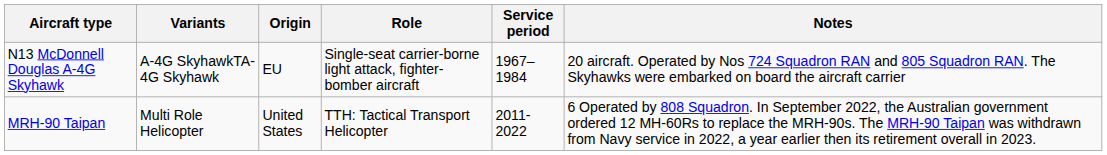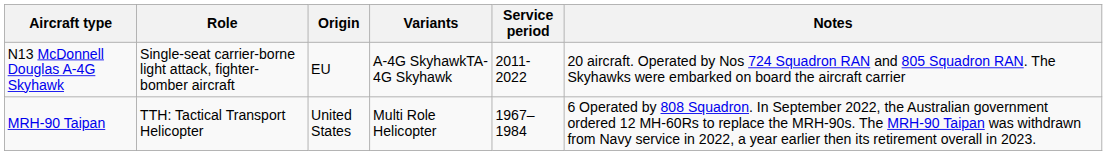columns swapped: (198, 23) <-> (407, 23)
(515, 69) 1967–1984 -> (513, 69) 2011-2022
(513, 123) 2011-2022 -> (515, 123) 1967–1984
